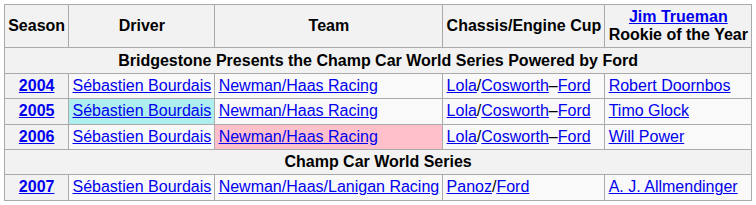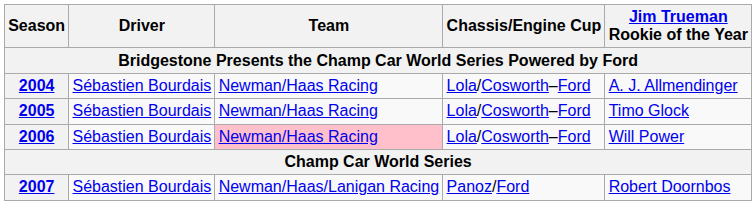(670, 85) Robert Doornbos -> (673, 85) A. J. Allmendinger
(142, 111) paleturquoise background -> (142, 111) no background
(673, 187) A. J. Allmendinger -> (670, 187) Robert Doornbos
